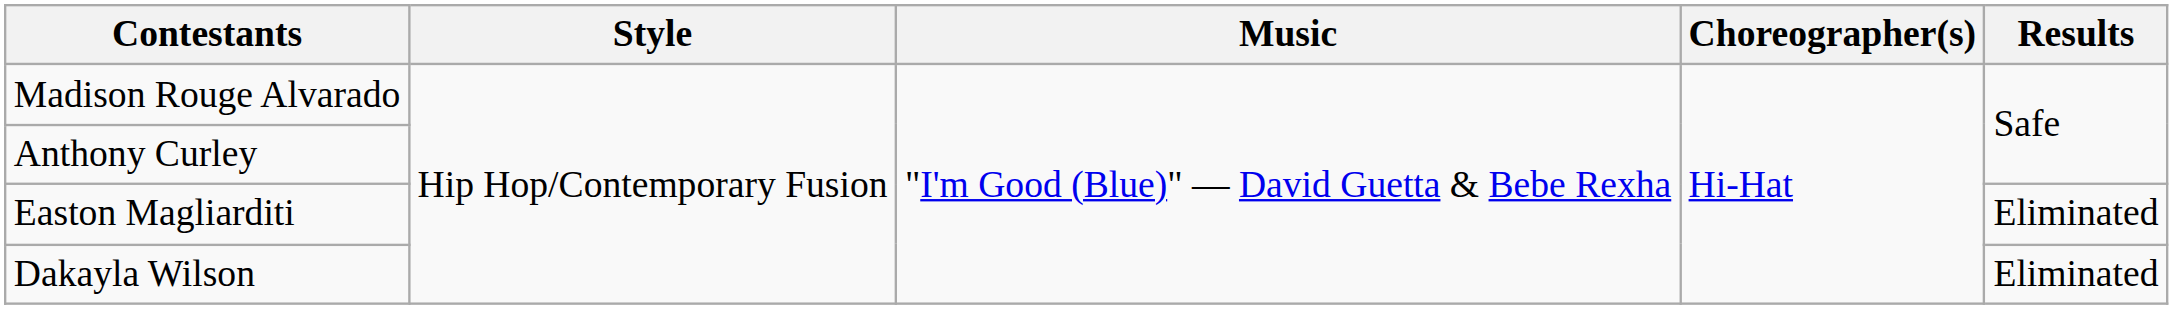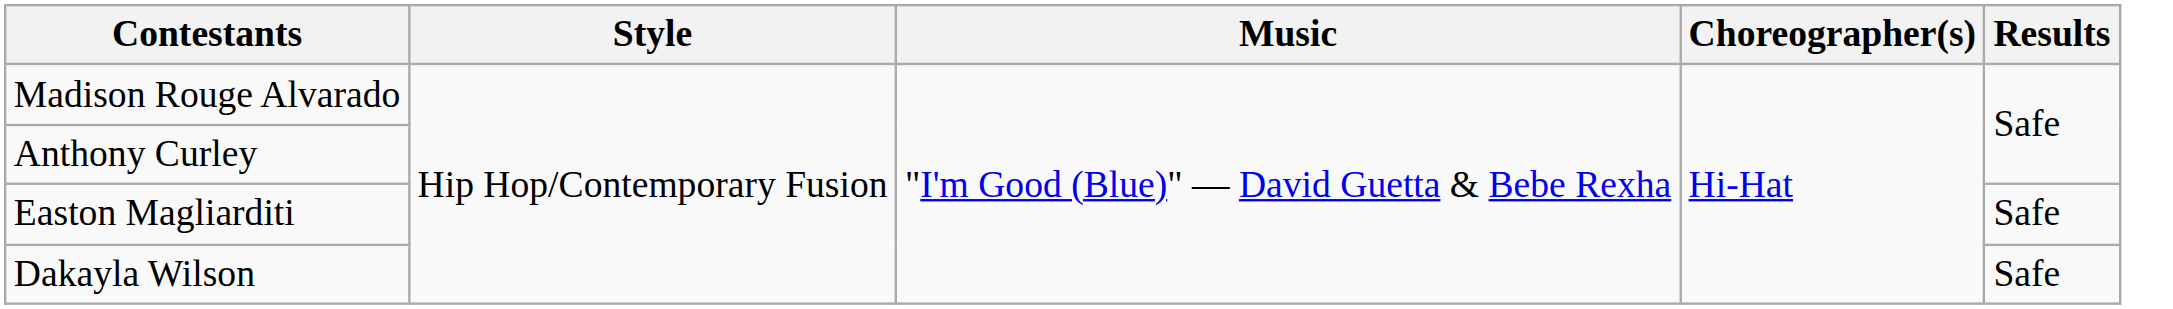(2076, 213) Eliminated -> (2027, 213) Safe
(2076, 272) Eliminated -> (2027, 272) Safe
